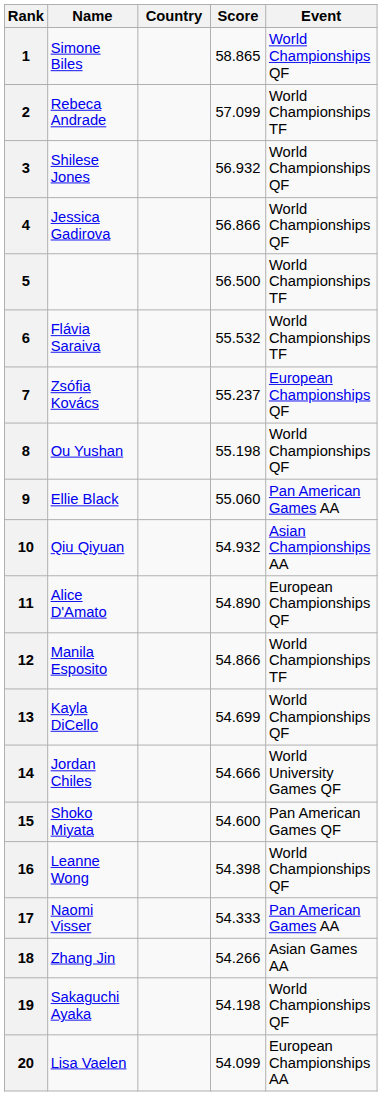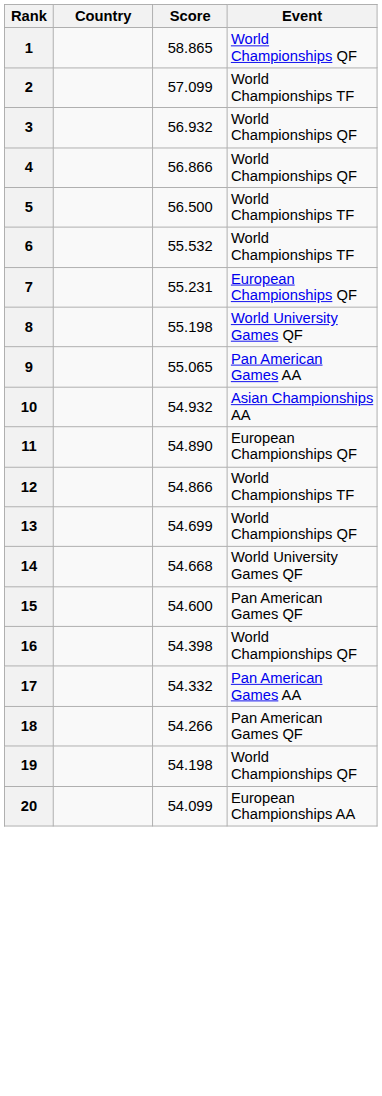- column: (92, 16)
(238, 394) 55.237 -> (190, 287) 55.231
(320, 451) World Championships QF -> (284, 327) World University Games QF
(238, 499) 55.060 -> (190, 367) 55.065
(238, 773) 54.666 -> (190, 566) 54.668
(238, 918) 54.333 -> (190, 686) 54.332
(313, 958) Asian Games AA -> (277, 726) Pan American Games QF
